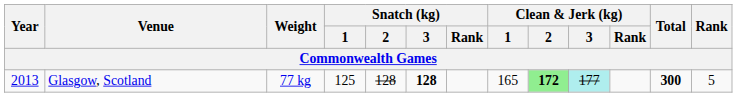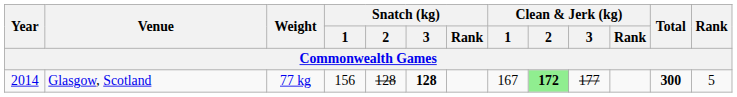(25, 80) 2013 -> (25, 80) 2014
(345, 80) 125 -> (345, 80) 156
(508, 80) 165 -> (508, 80) 167
(589, 80) paleturquoise background -> (589, 80) no background
